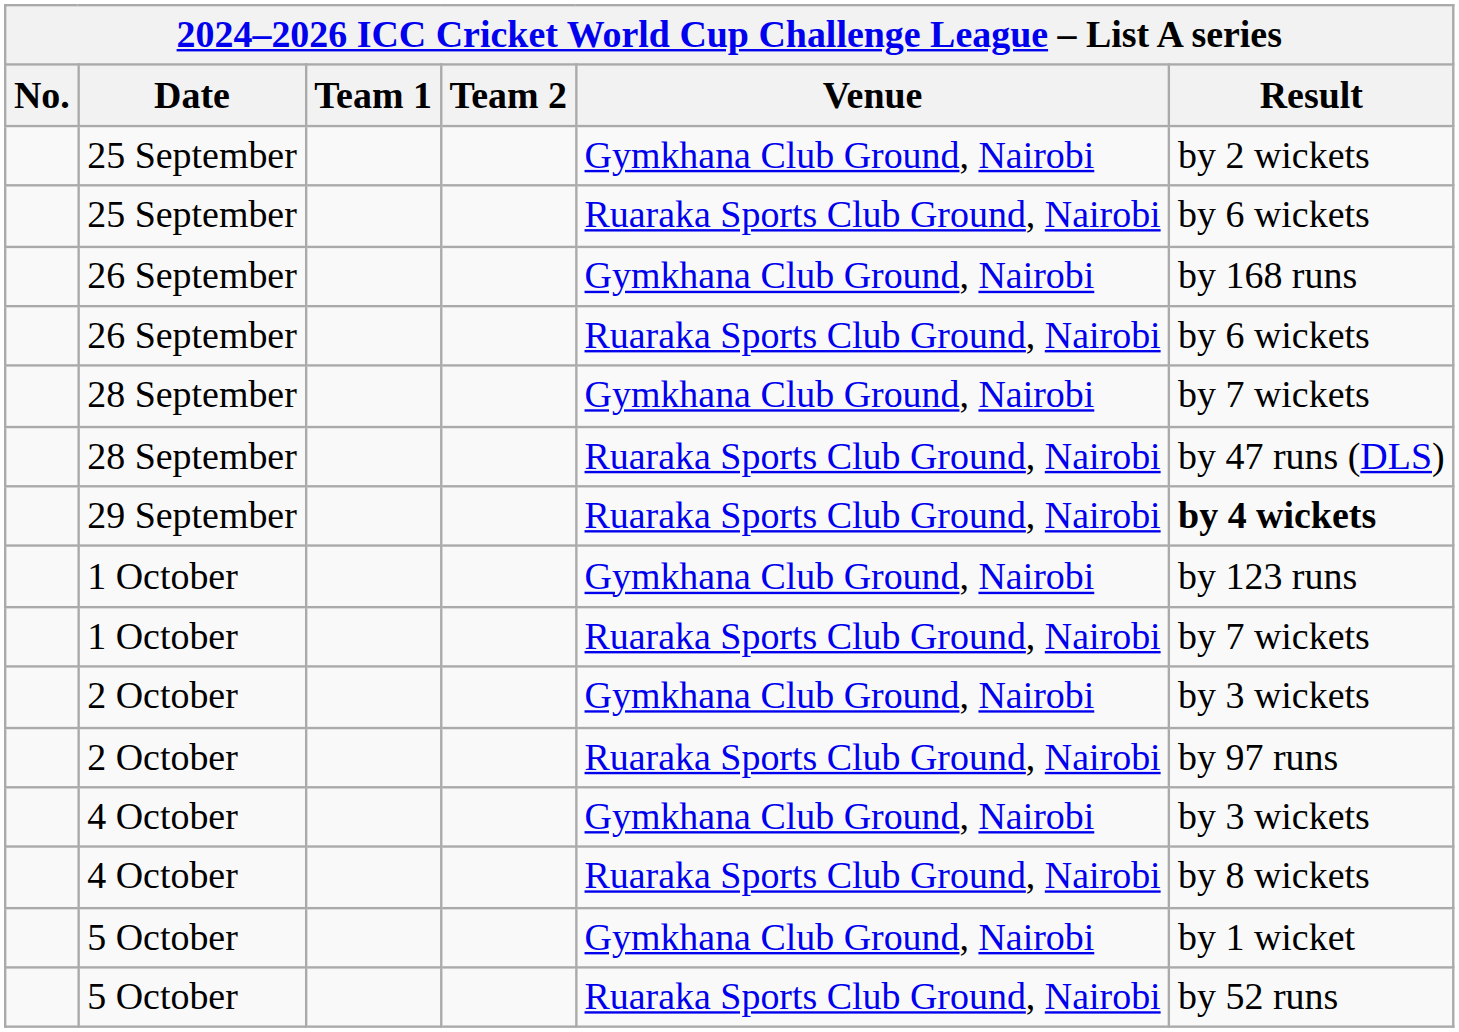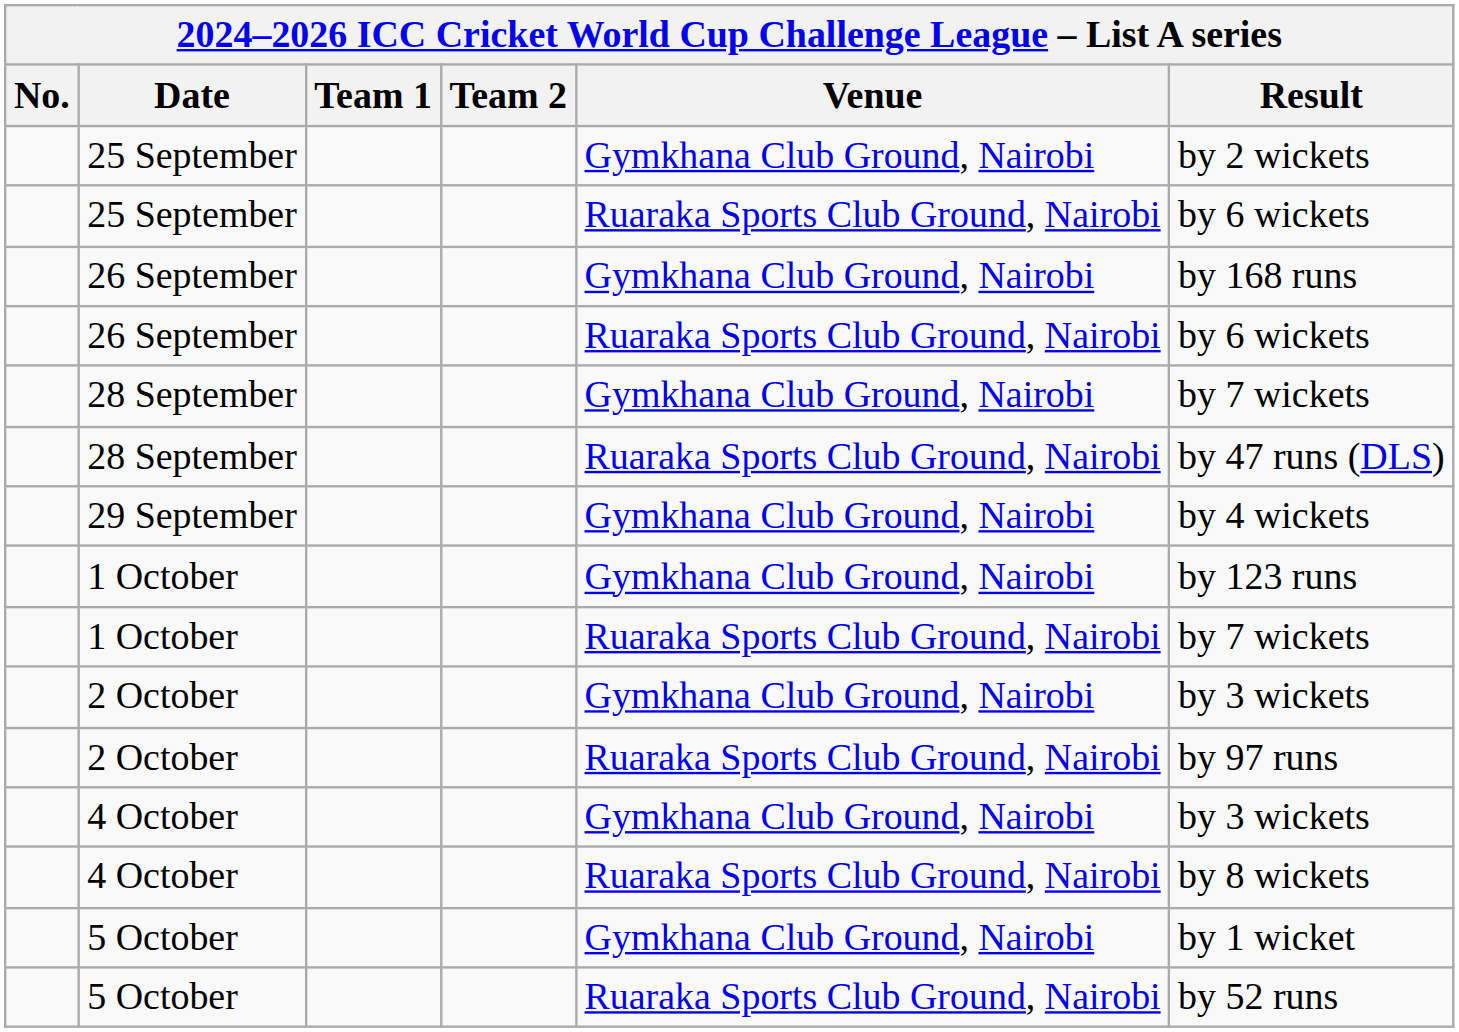(873, 515) Ruaraka Sports Club Ground, Nairobi -> (839, 515) Gymkhana Club Ground, Nairobi
(1277, 515) bold -> (1274, 515) normal
